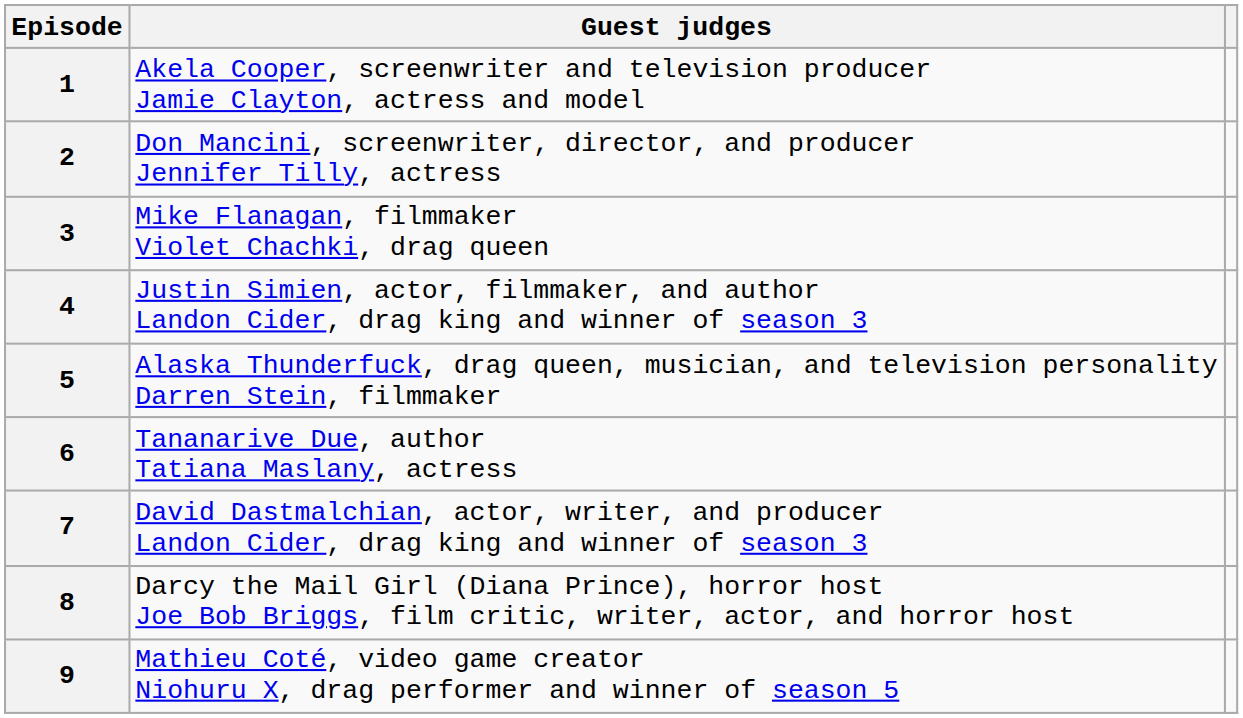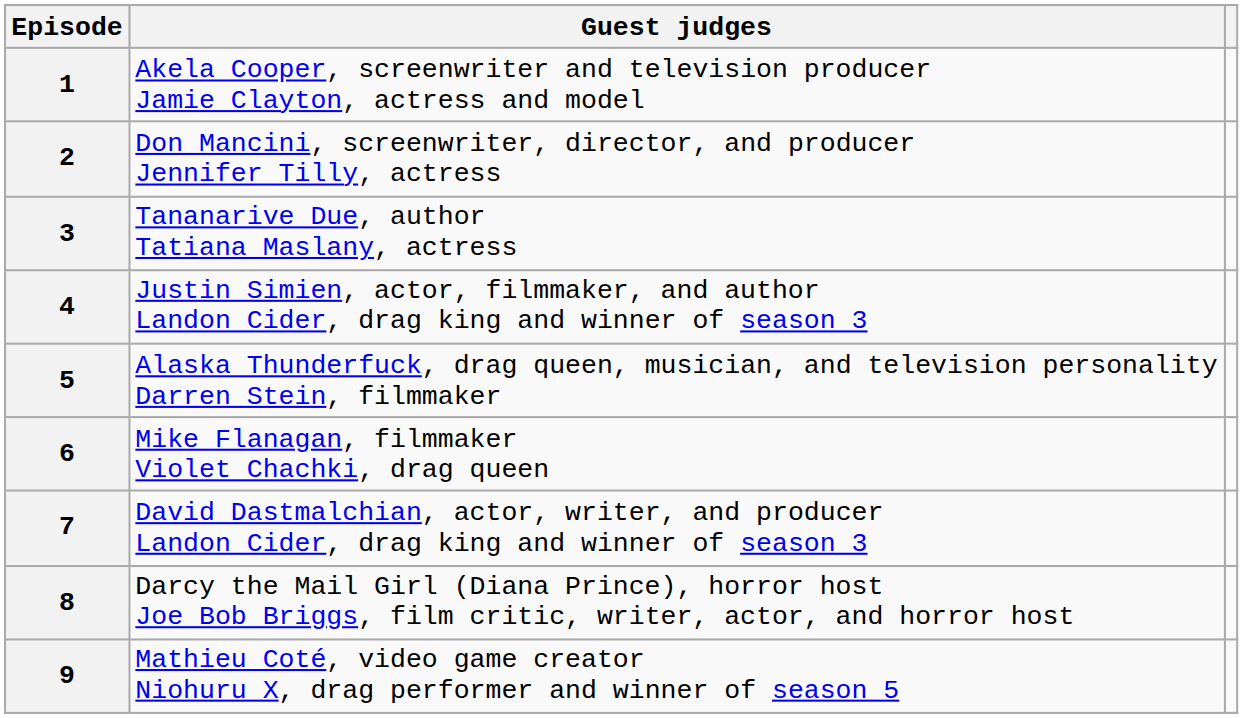(342, 233) Mike Flanagan, filmmaker Violet Chachki, drag queen -> (326, 233) Tananarive Due, author Tatiana Maslany, actress
(326, 454) Tananarive Due, author Tatiana Maslany, actress -> (342, 454) Mike Flanagan, filmmaker Violet Chachki, drag queen
